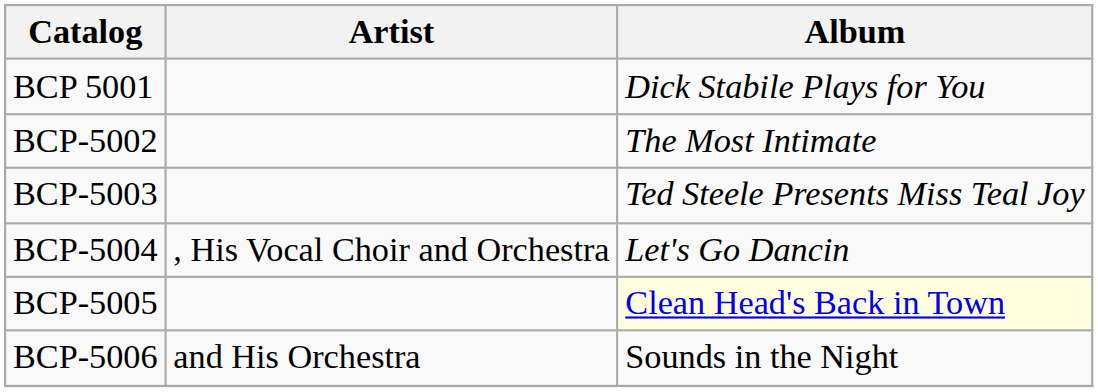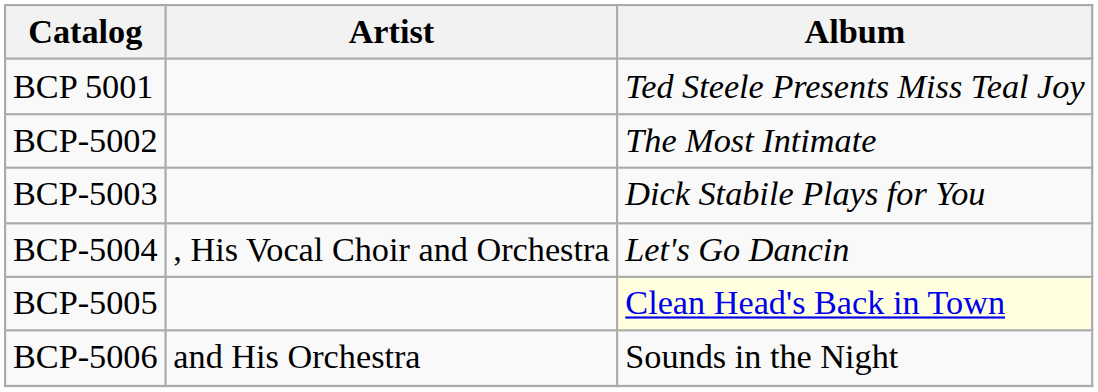(805, 85) Dick Stabile Plays for You -> (855, 85) Ted Steele Presents Miss Teal Joy
(855, 194) Ted Steele Presents Miss Teal Joy -> (805, 194) Dick Stabile Plays for You
